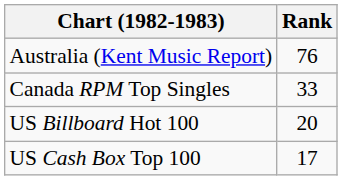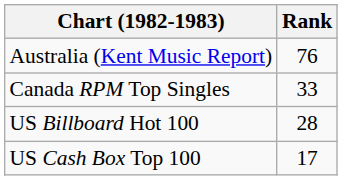(307, 123) 20 -> (307, 123) 28
